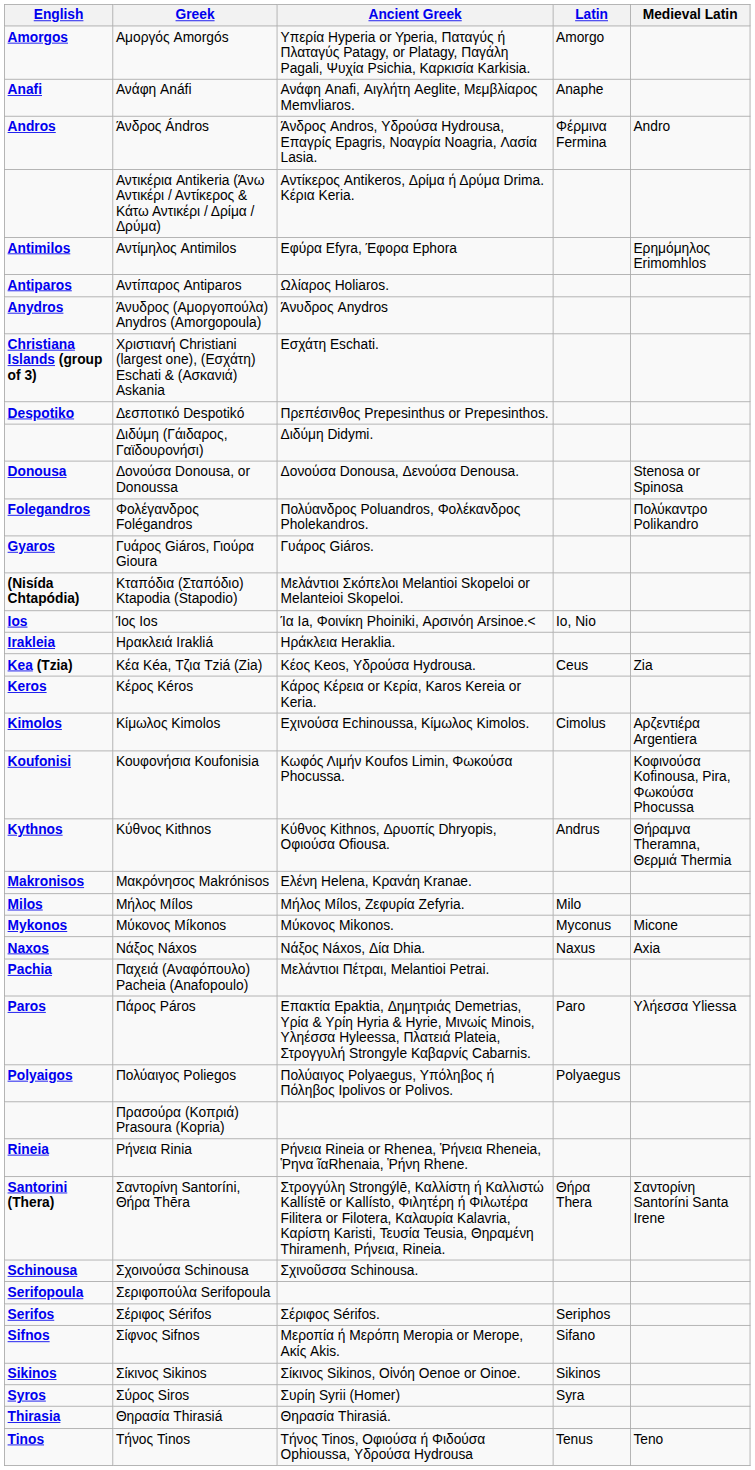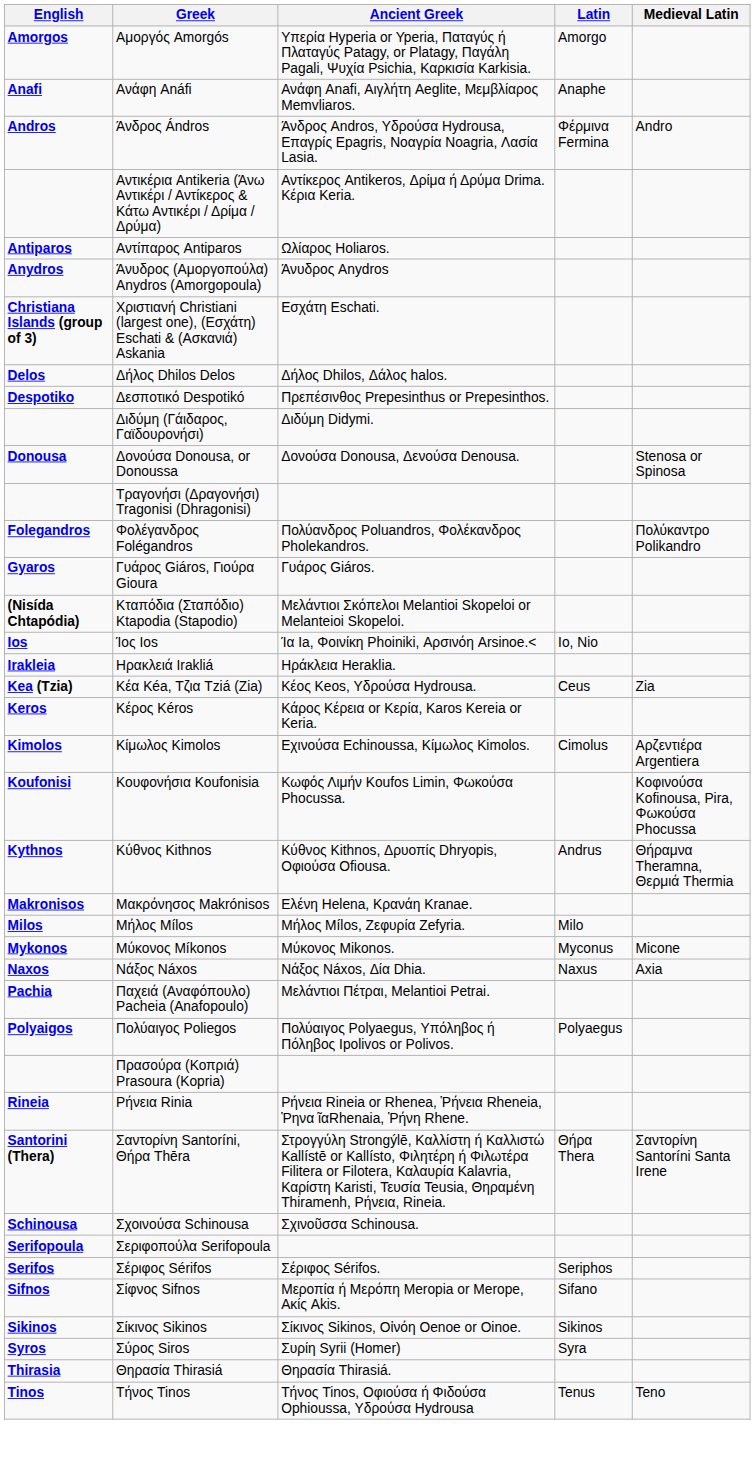- row: (176, 248)
+ row: (175, 375)
+ row: (188, 501)
- row: (156, 1007)
